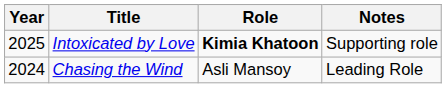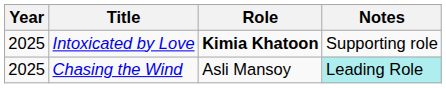(27, 69) 2024 -> (27, 69) 2025
(375, 69) no background -> (375, 69) paleturquoise background
